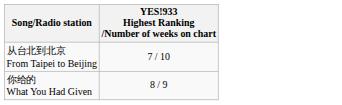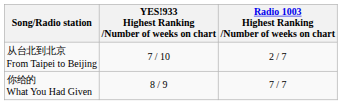+ column: (278, 23)
